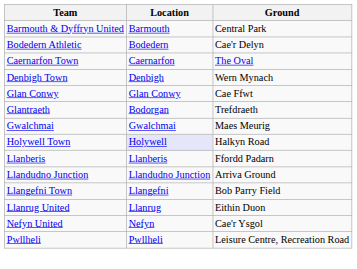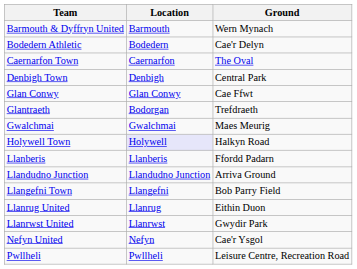(241, 28) Central Park -> (244, 28) Wern Mynach
(244, 77) Wern Mynach -> (241, 77) Central Park
+ row: (40, 223)
